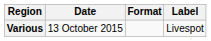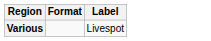- column: (85, 12)
